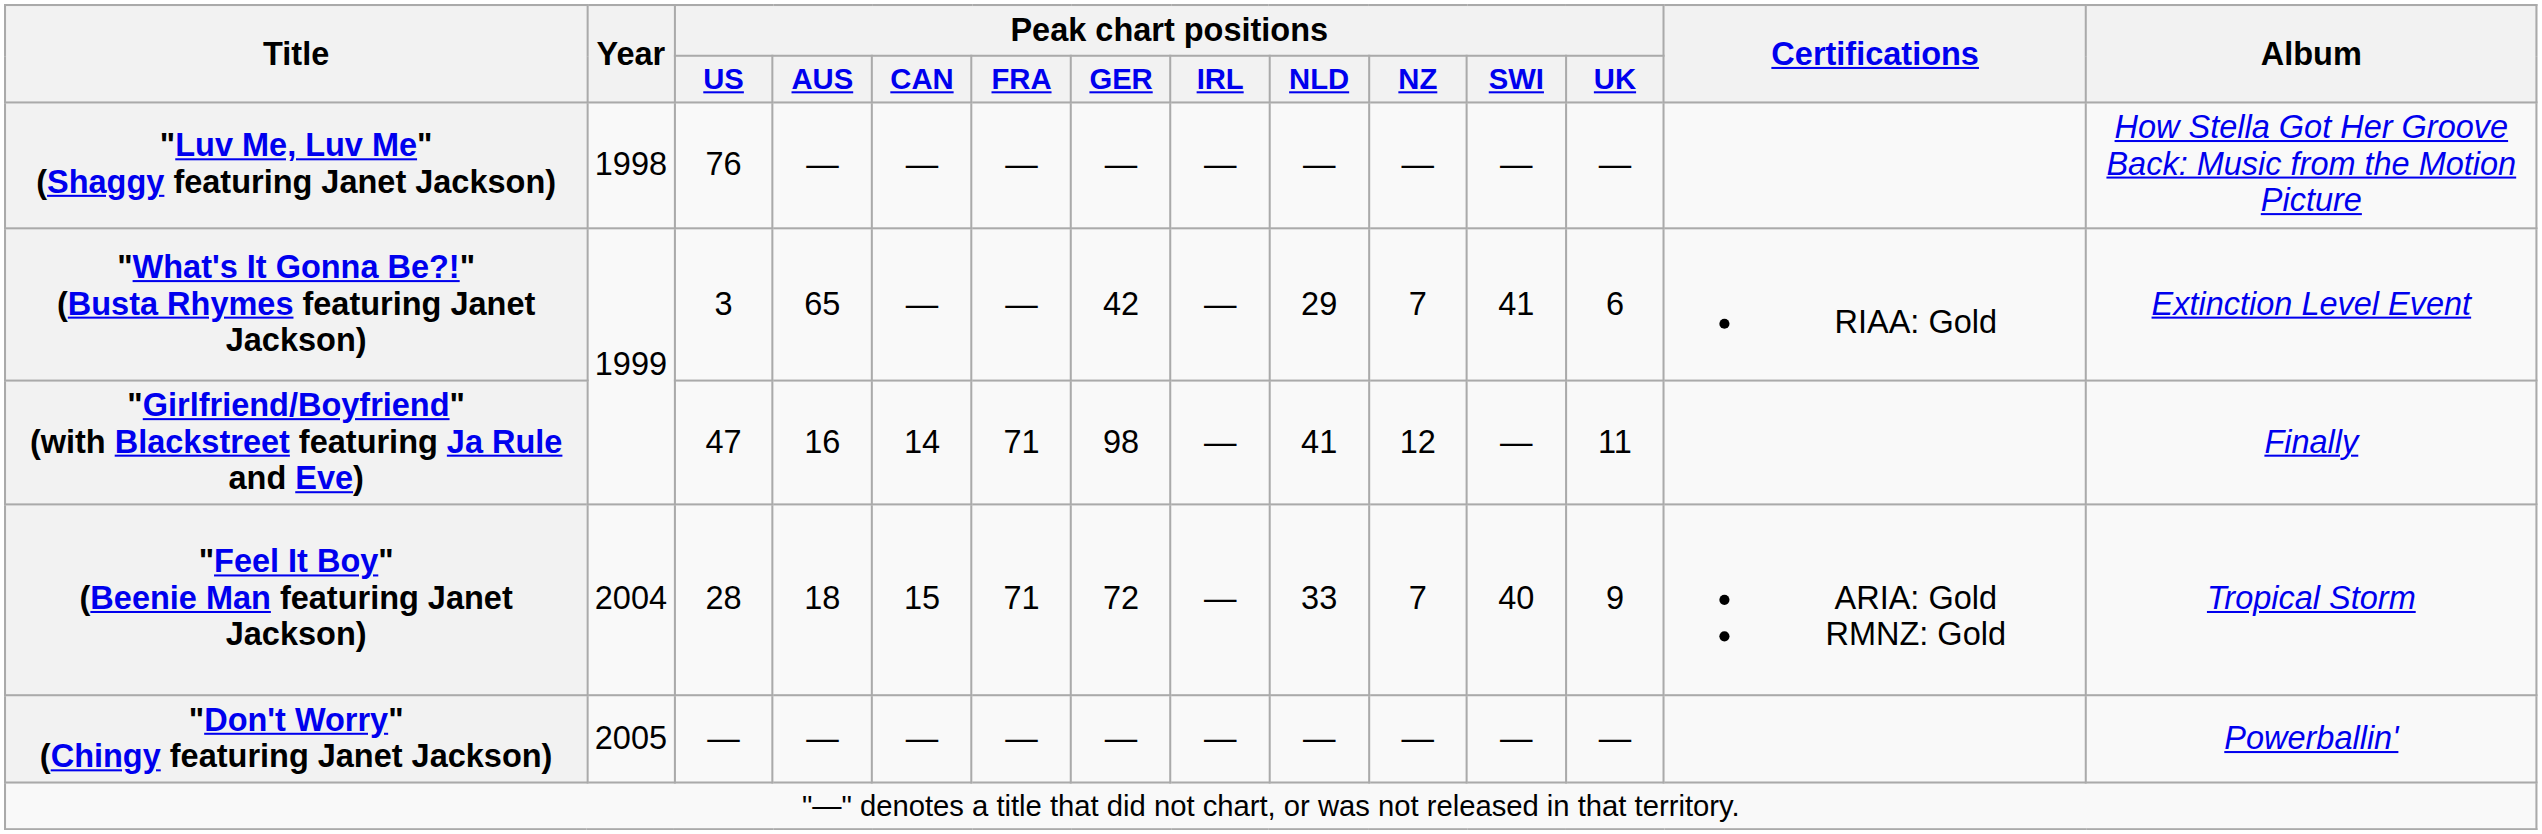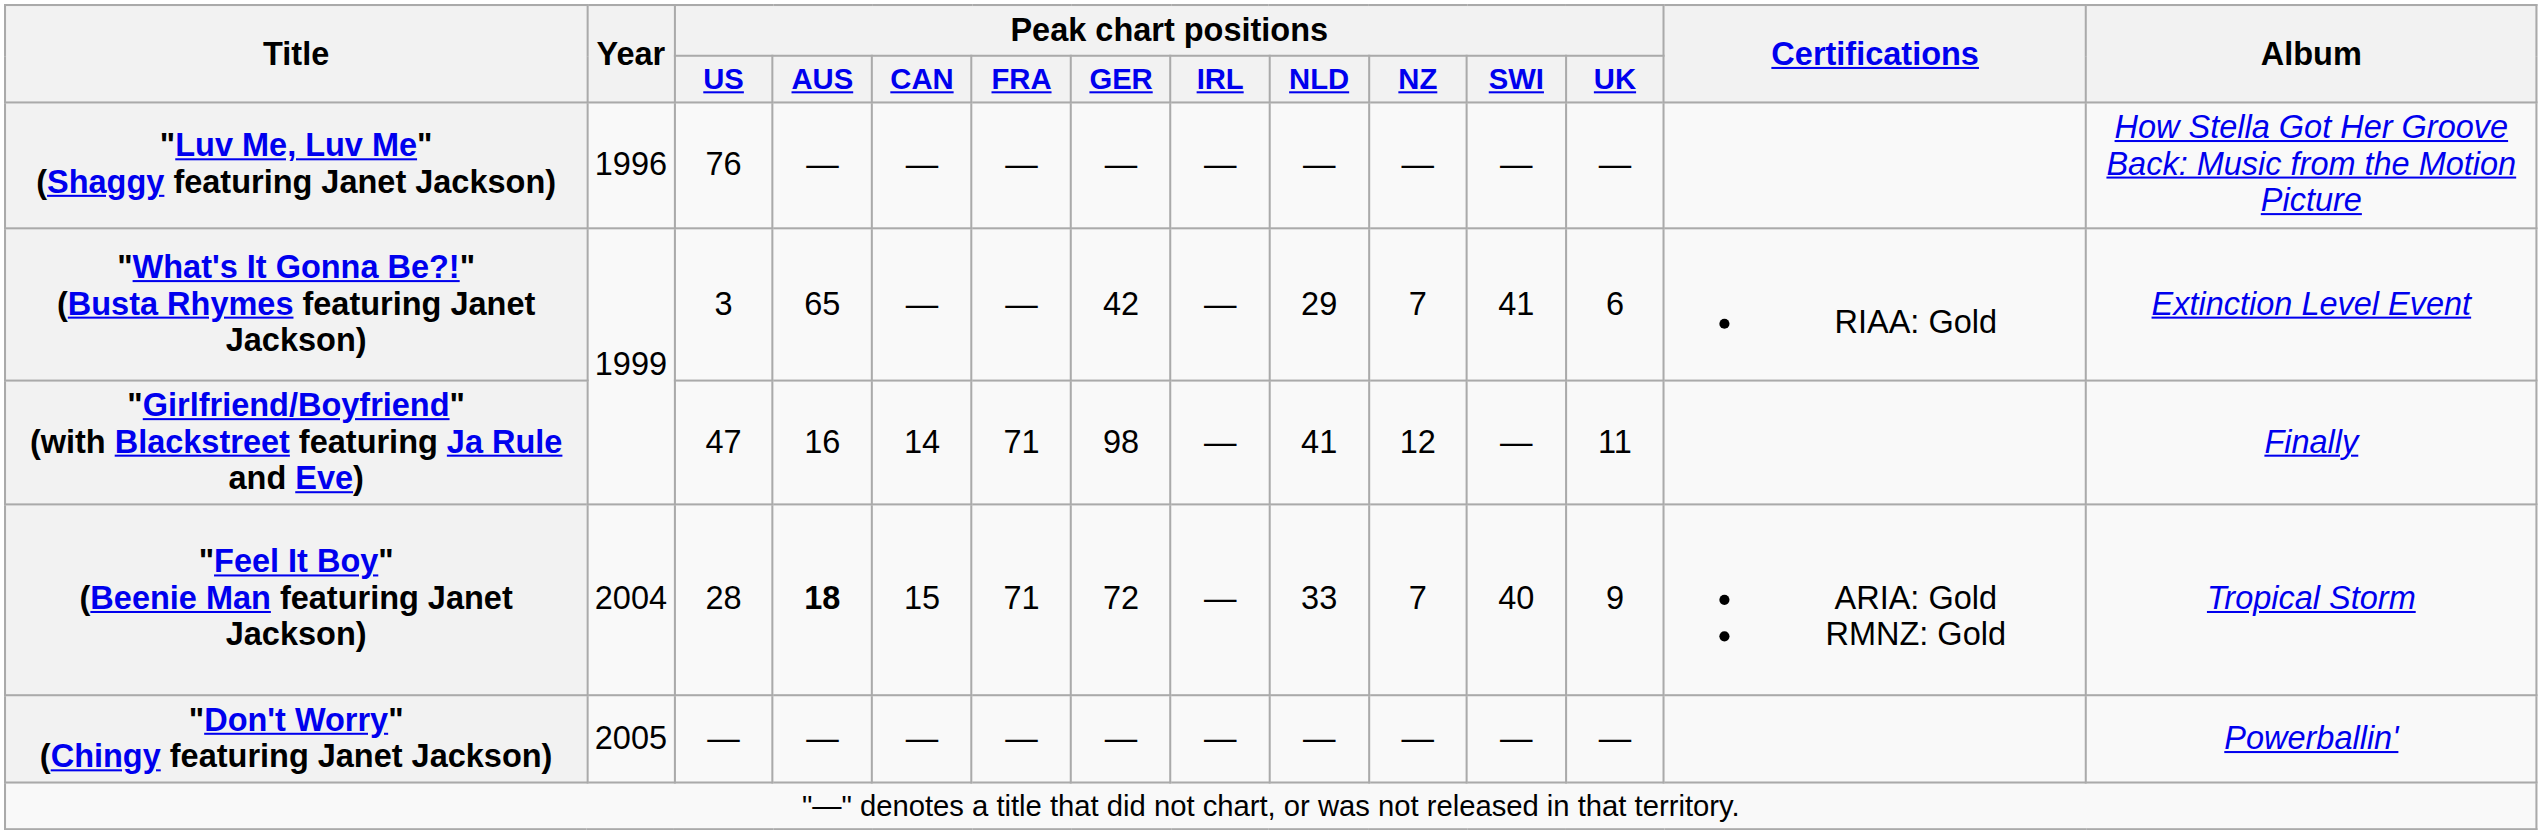(631, 164) 1998 -> (631, 164) 1996
(822, 599) normal -> (822, 599) bold
